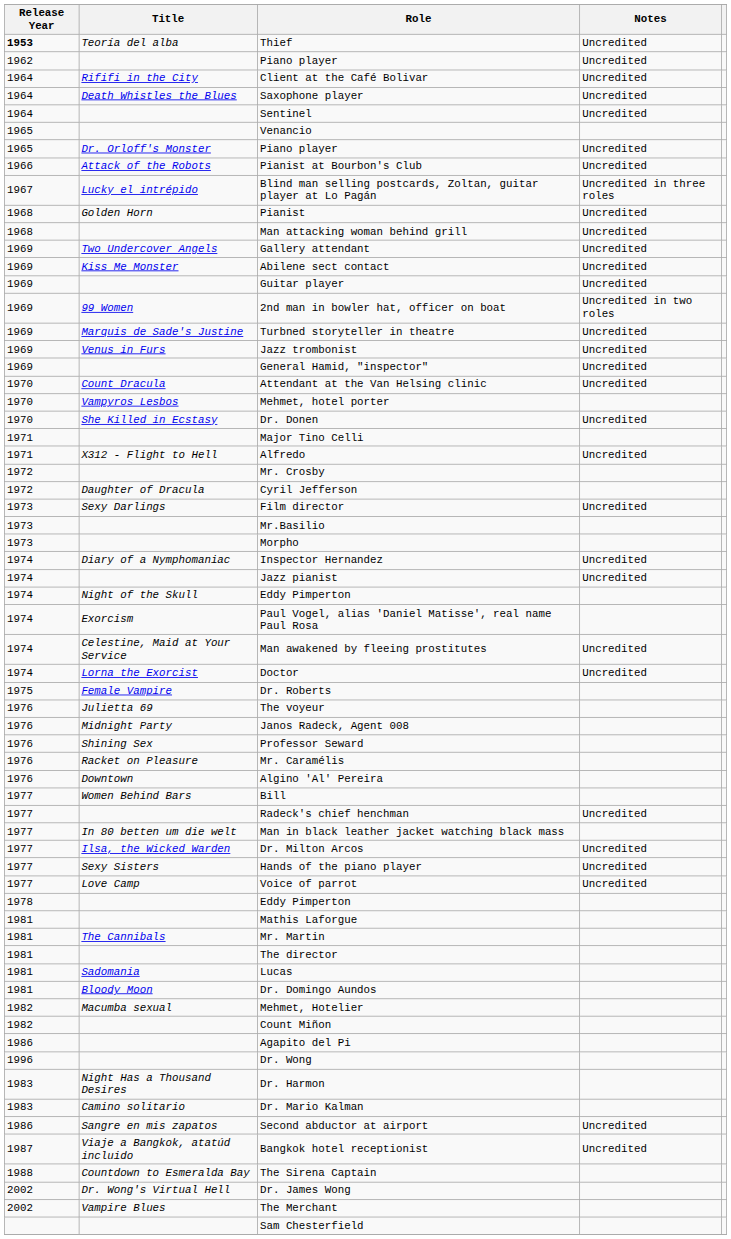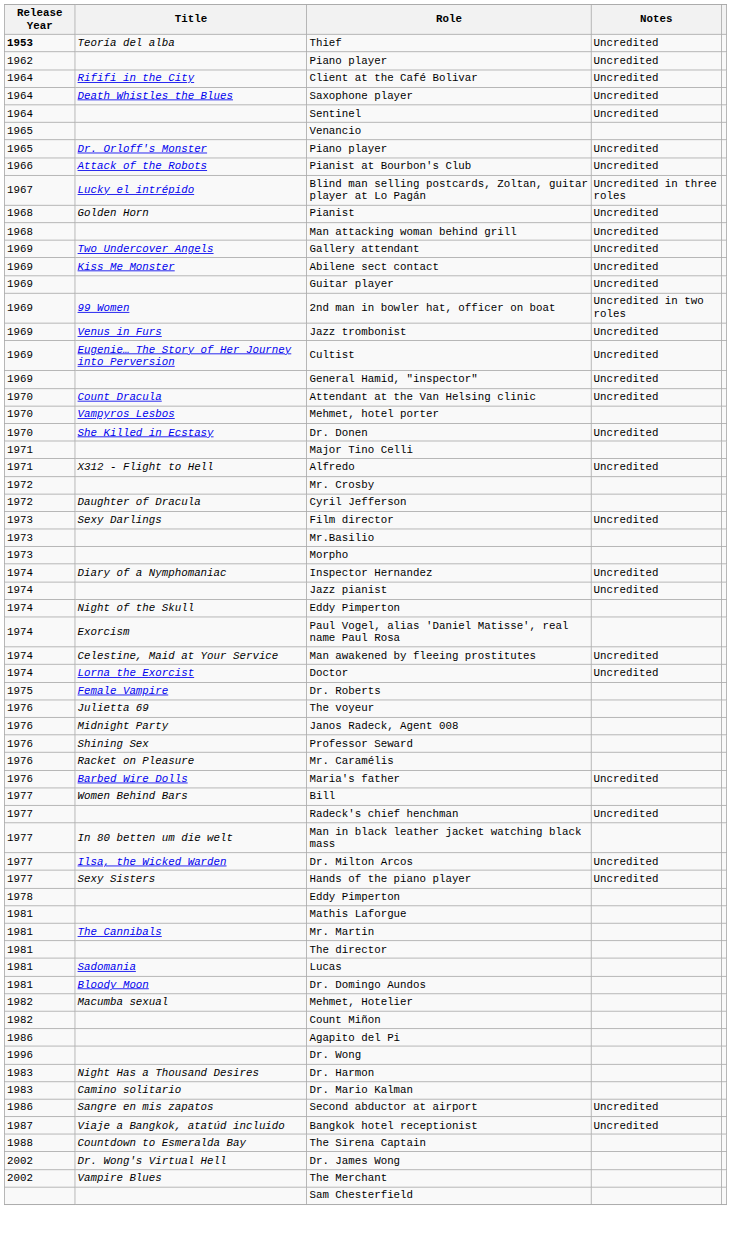- row: (162, 332)
+ row: (184, 356)
+ row: (133, 779)
- row: (107, 779)
- row: (111, 884)
